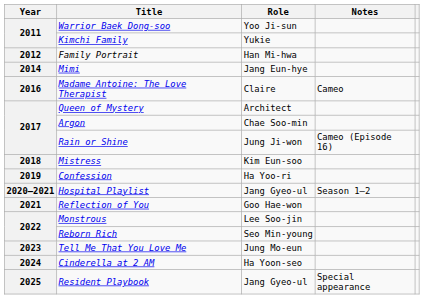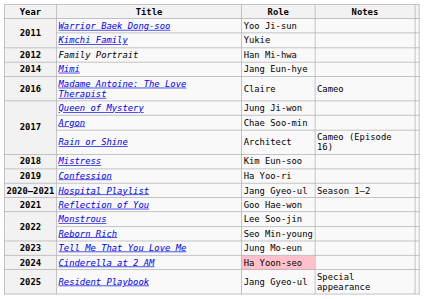(268, 108) Architect -> (273, 108) Jung Ji-won
(273, 142) Jung Ji-won -> (268, 142) Architect
(273, 262) no background -> (273, 262) pink background
